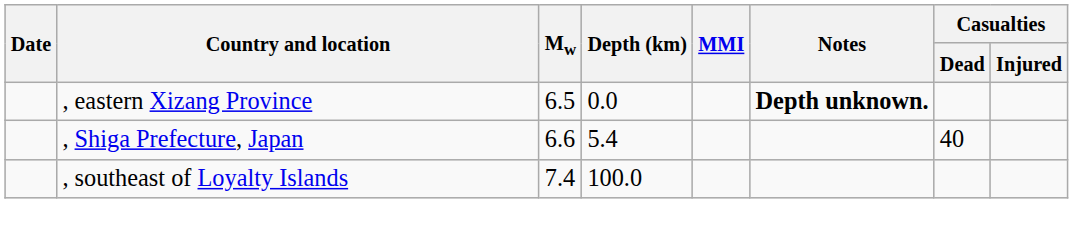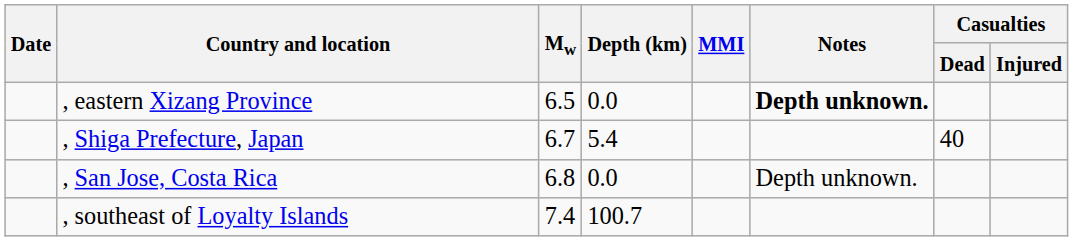(560, 139) 6.6 -> (560, 139) 6.7
+ row: (170, 178)
(615, 178) 100.0 -> (615, 216) 100.7
